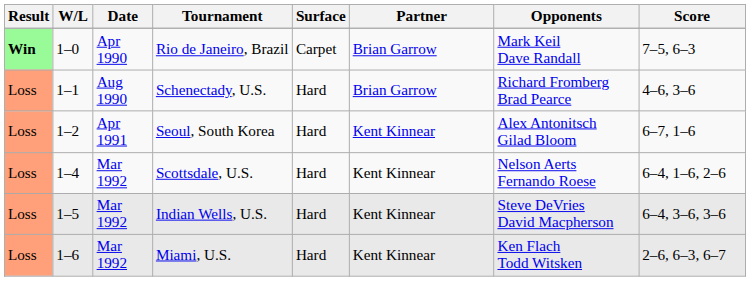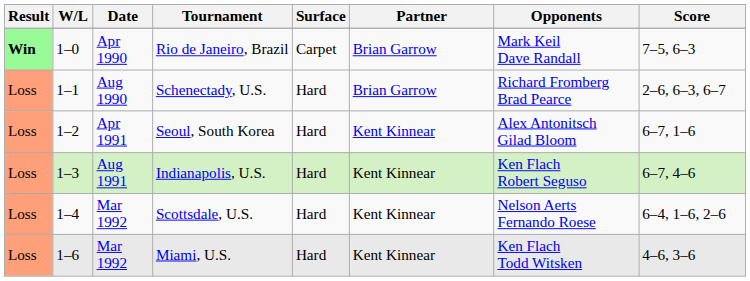(669, 90) 4–6, 3–6 -> (684, 90) 2–6, 6–3, 6–7
+ row: (211, 172)
- row: (211, 214)
(684, 255) 2–6, 6–3, 6–7 -> (669, 255) 4–6, 3–6
